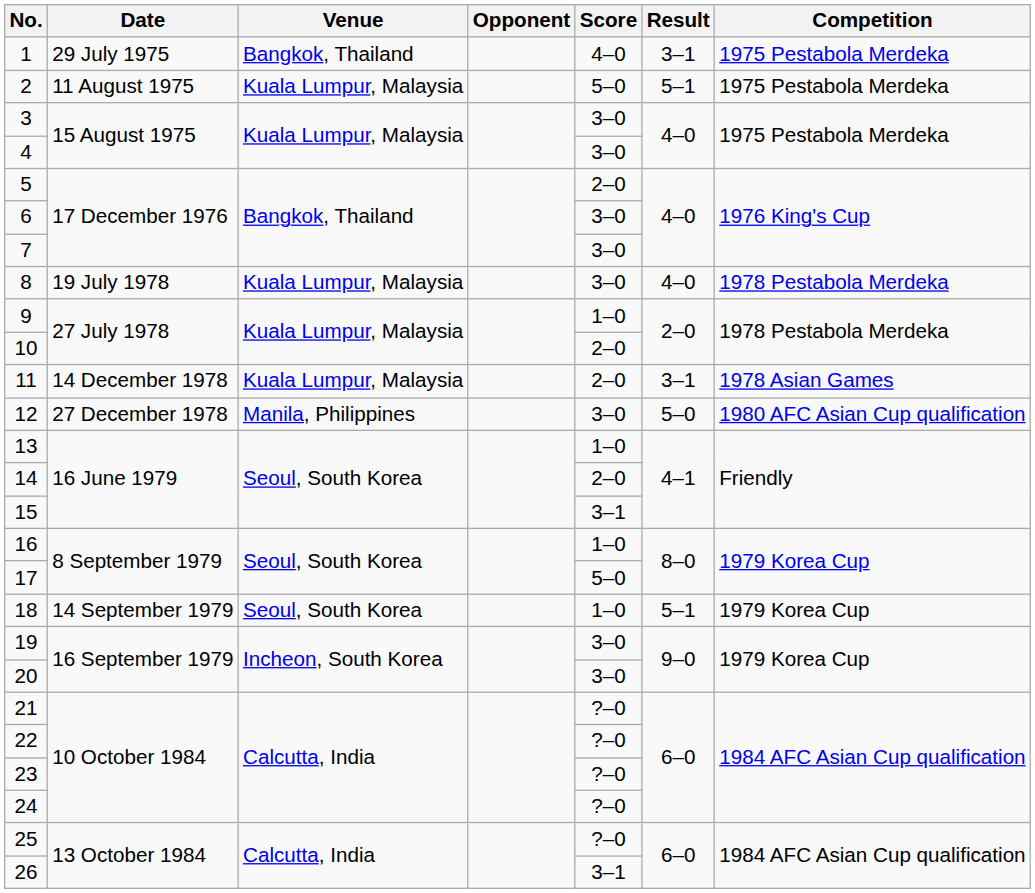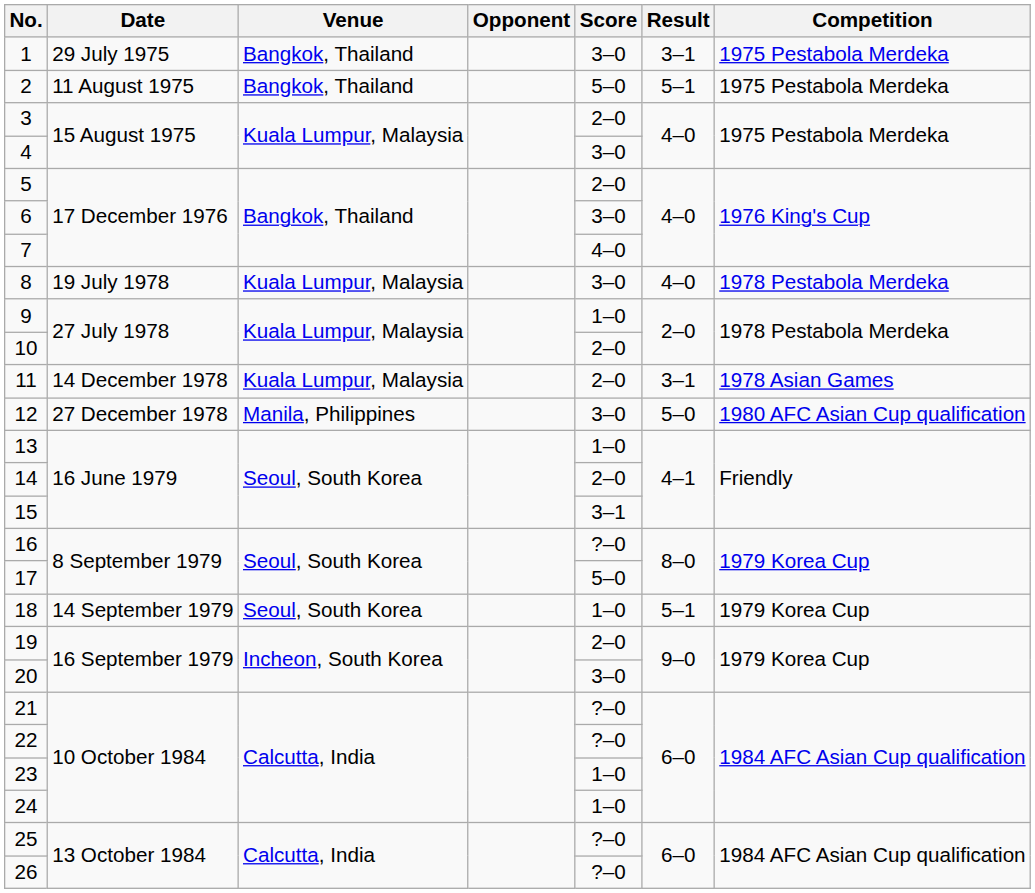(608, 53) 4–0 -> (608, 53) 3–0
(353, 86) Kuala Lumpur, Malaysia -> (328, 86) Bangkok, Thailand
(608, 119) 3–0 -> (608, 119) 2–0
(608, 250) 3–0 -> (608, 250) 4–0
(608, 544) 1–0 -> (608, 544) ?–0
(608, 642) 3–0 -> (608, 642) 2–0
(608, 773) ?–0 -> (608, 773) 1–0
(608, 806) ?–0 -> (608, 806) 1–0
(608, 871) 3–1 -> (608, 871) ?–0
